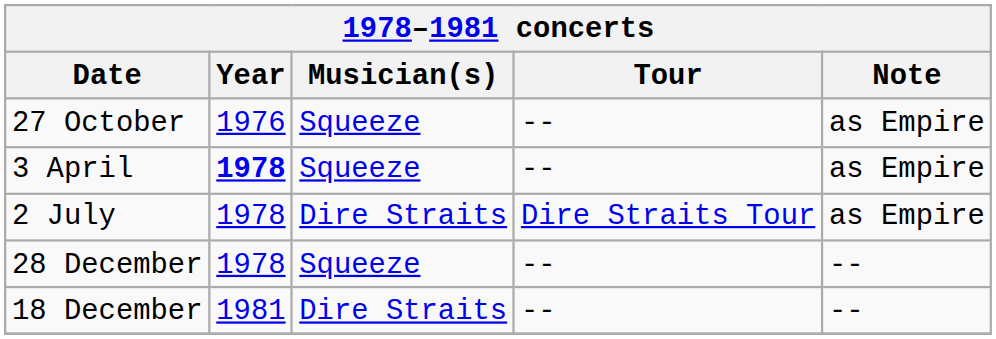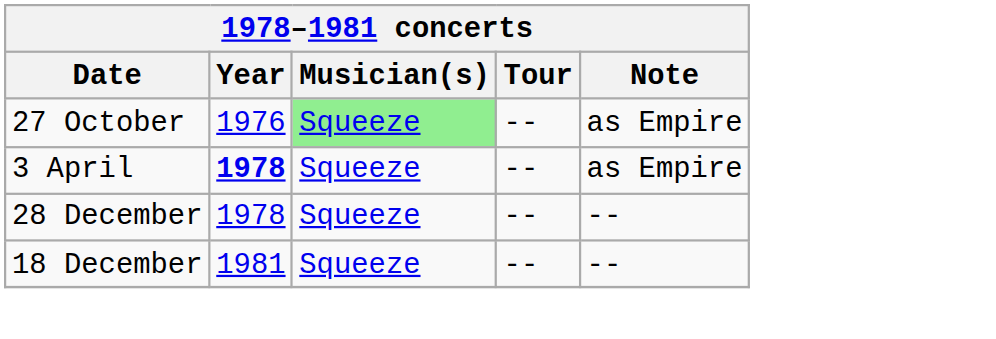(360, 123) no background -> (360, 123) lightgreen background
- row: (64, 217)
(403, 311) Dire Straits -> (360, 264) Squeeze
